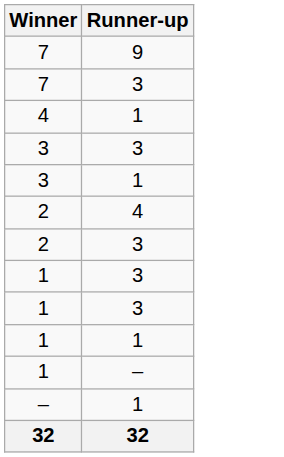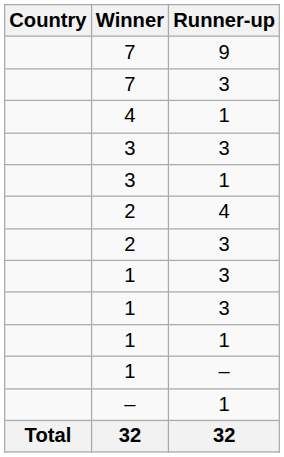+ column: (48, 20)
